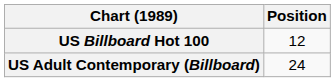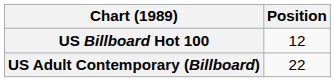(297, 64) 24 -> (297, 64) 22
